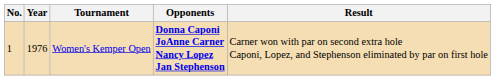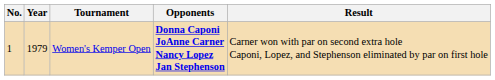(37, 48) 1976 -> (37, 48) 1979
